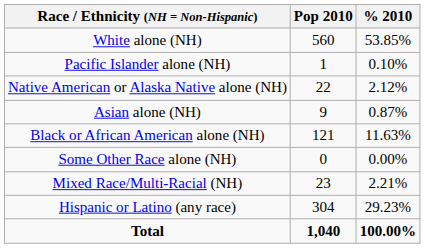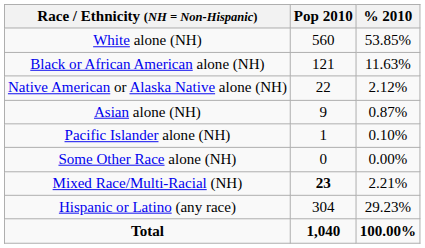rows swapped: (147, 135) <-> (147, 64)
(323, 183) normal -> (323, 183) bold
